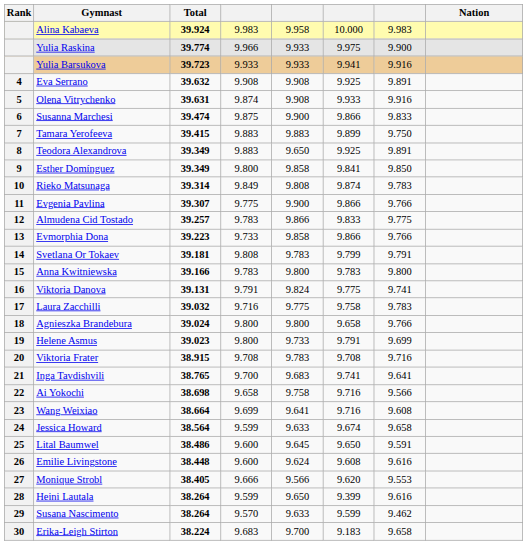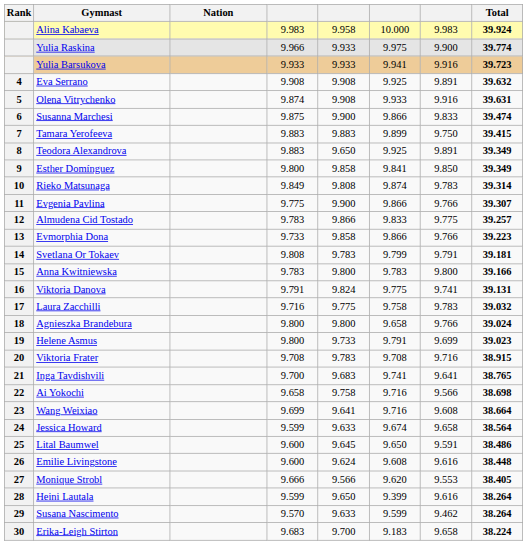columns swapped: (474, 12) <-> (195, 12)
